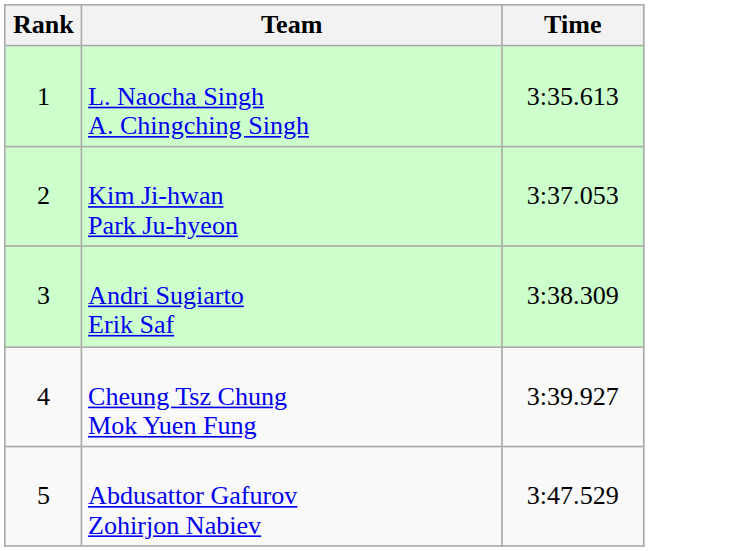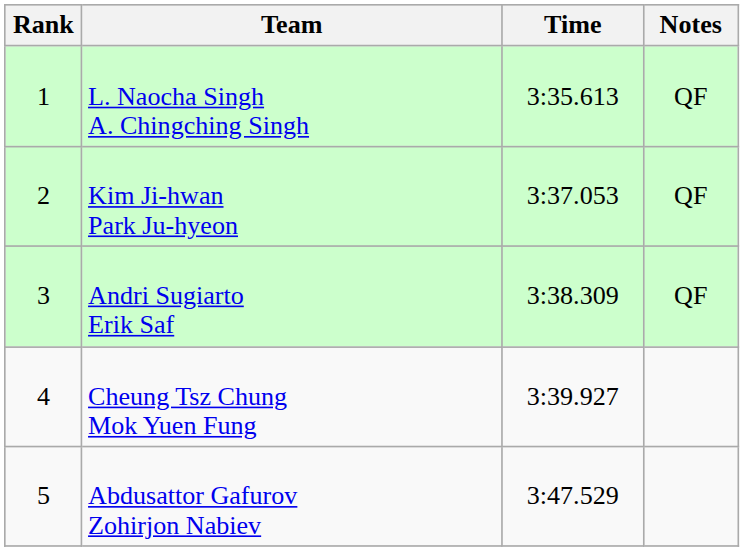+ column: (691, 25)
